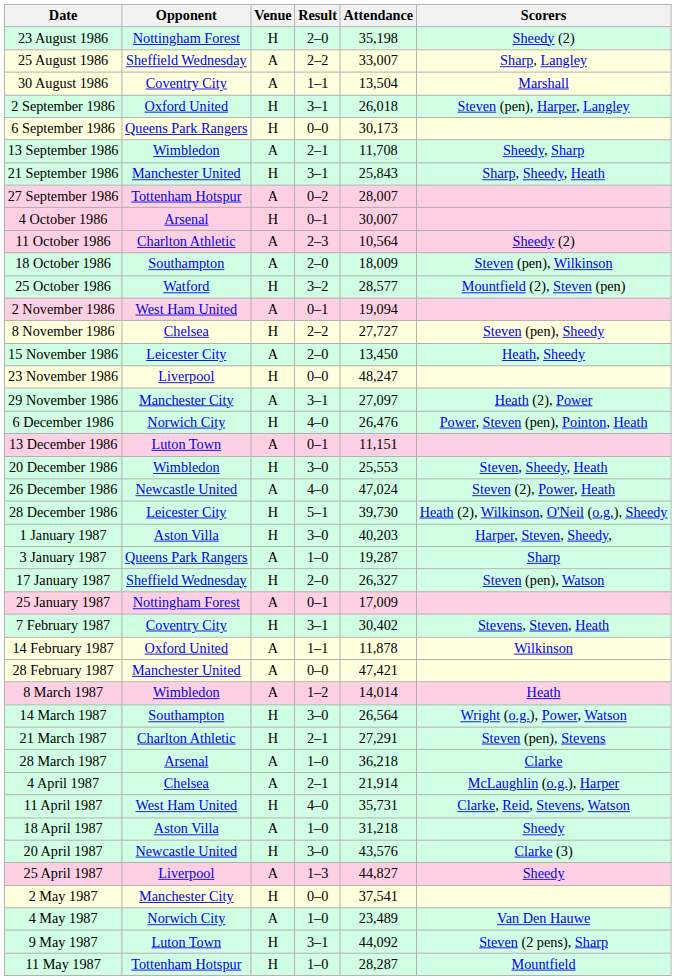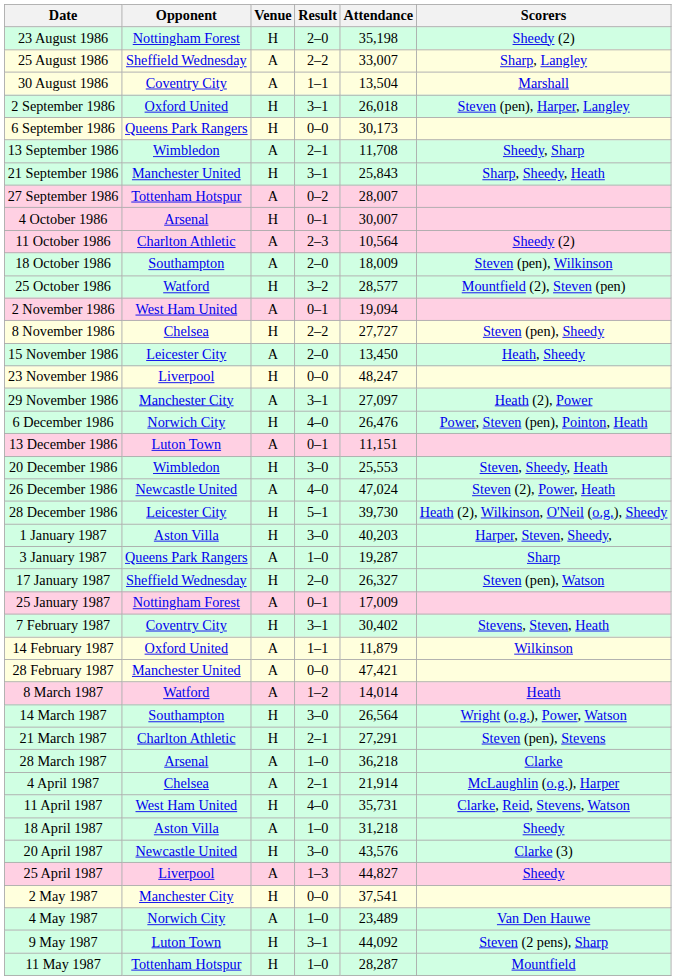(378, 648) 11,878 -> (378, 648) 11,879
(186, 693) Wimbledon -> (186, 693) Watford
